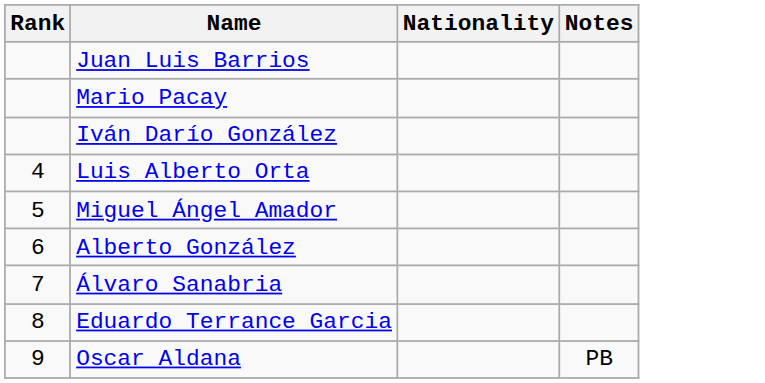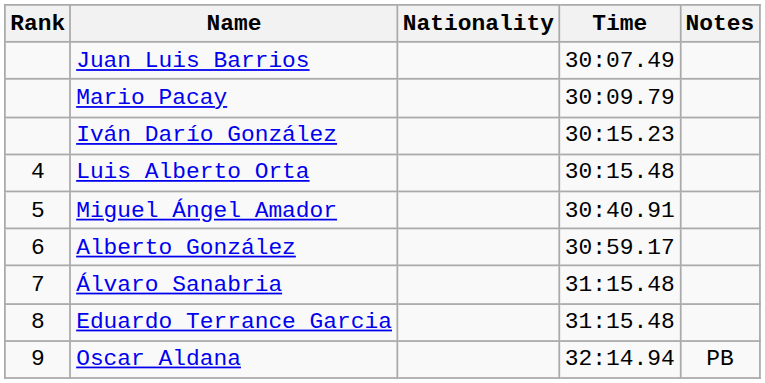+ column: (620, 24)
